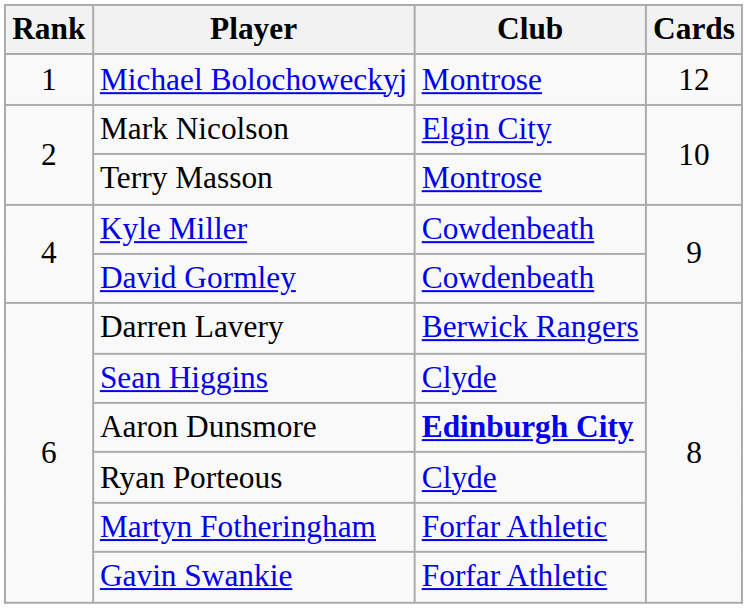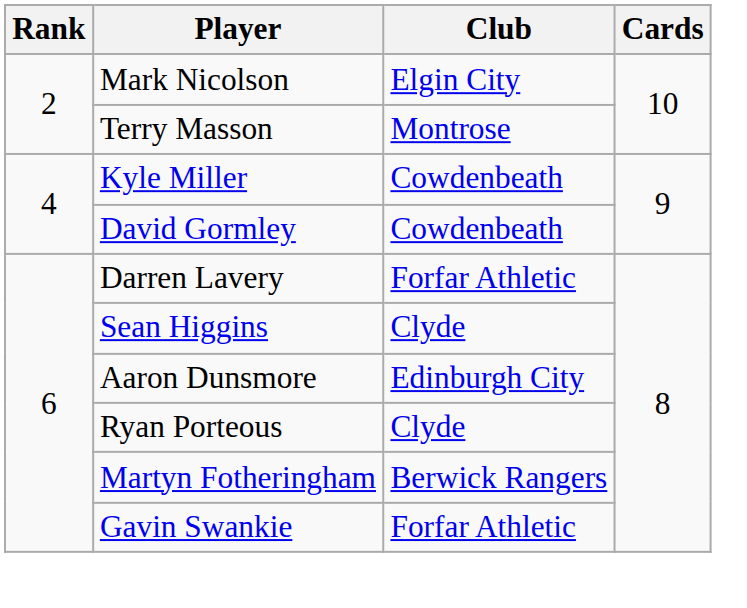- row: (254, 79)
(530, 327) Berwick Rangers -> (483, 278) Forfar Athletic
(528, 427) bold -> (487, 377) normal
(515, 526) Forfar Athletic -> (499, 476) Berwick Rangers
